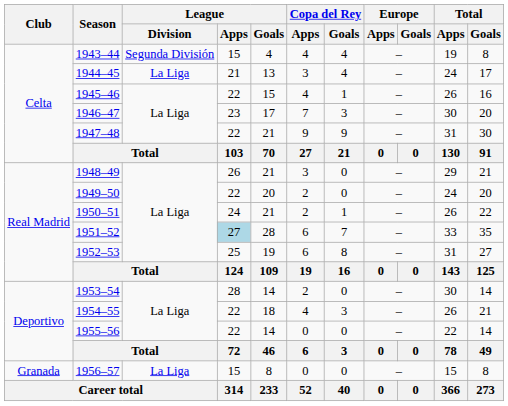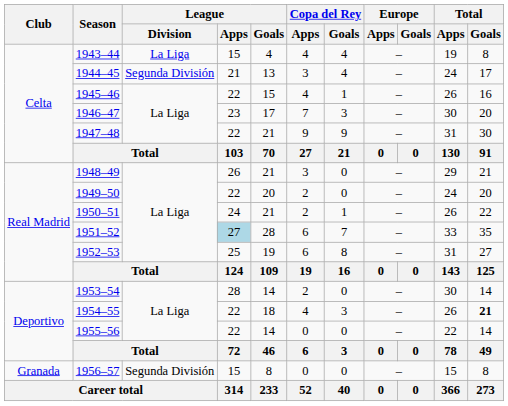(170, 53) Segunda División -> (170, 53) La Liga
(170, 73) La Liga -> (170, 73) Segunda División
(486, 311) normal -> (486, 311) bold
(170, 370) La Liga -> (170, 370) Segunda División
